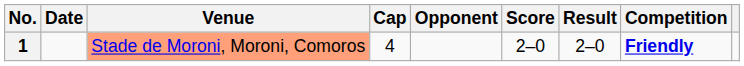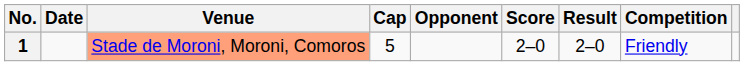(390, 46) 4 -> (390, 46) 5
(659, 46) bold -> (656, 46) normal
